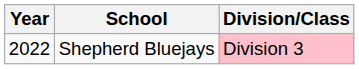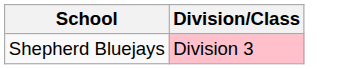- column: (30, 19)
